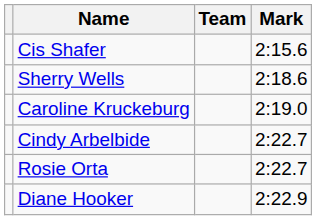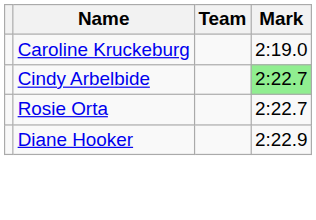- row: (62, 49)
- row: (71, 79)
(281, 139) no background -> (281, 79) lightgreen background
